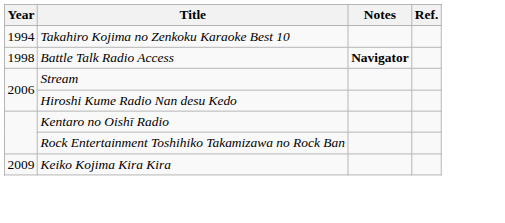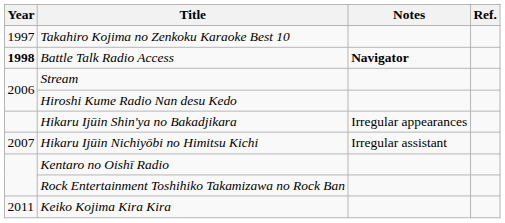(21, 36) 1994 -> (21, 36) 1997
(21, 57) normal -> (21, 57) bold
+ row: (139, 121)
+ row: (149, 143)
(21, 164) 2009 -> (21, 206) 2011
